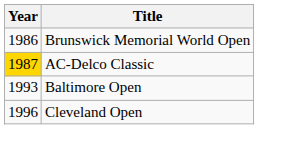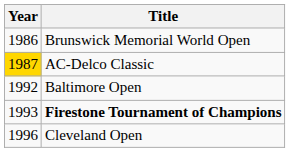(23, 87) 1993 -> (23, 87) 1992
+ row: (163, 111)
